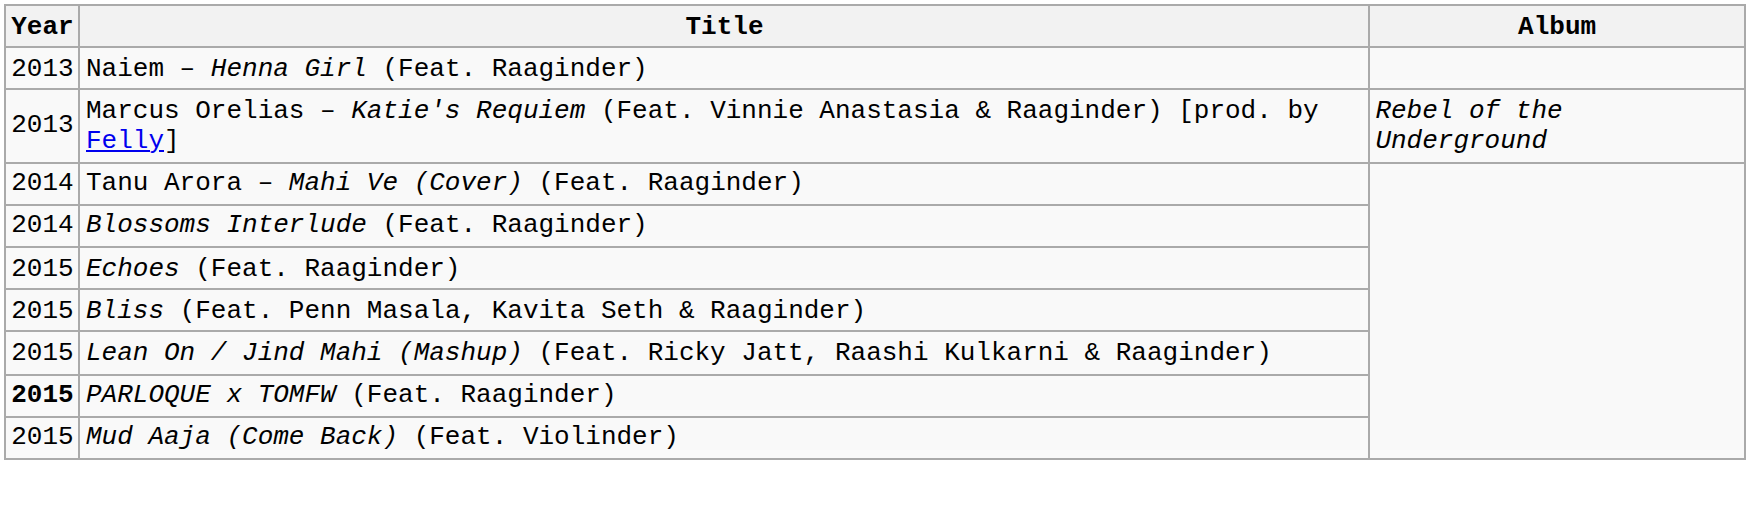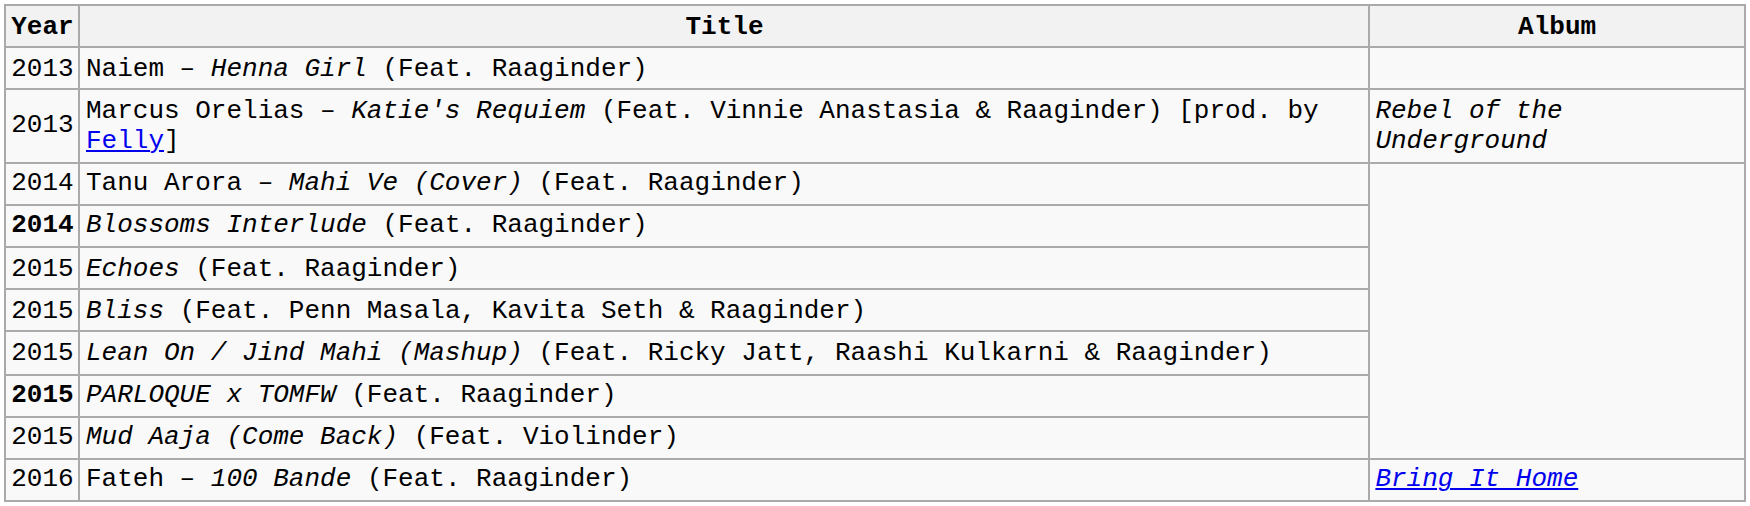(42, 226) normal -> (42, 226) bold
+ row: (359, 480)
